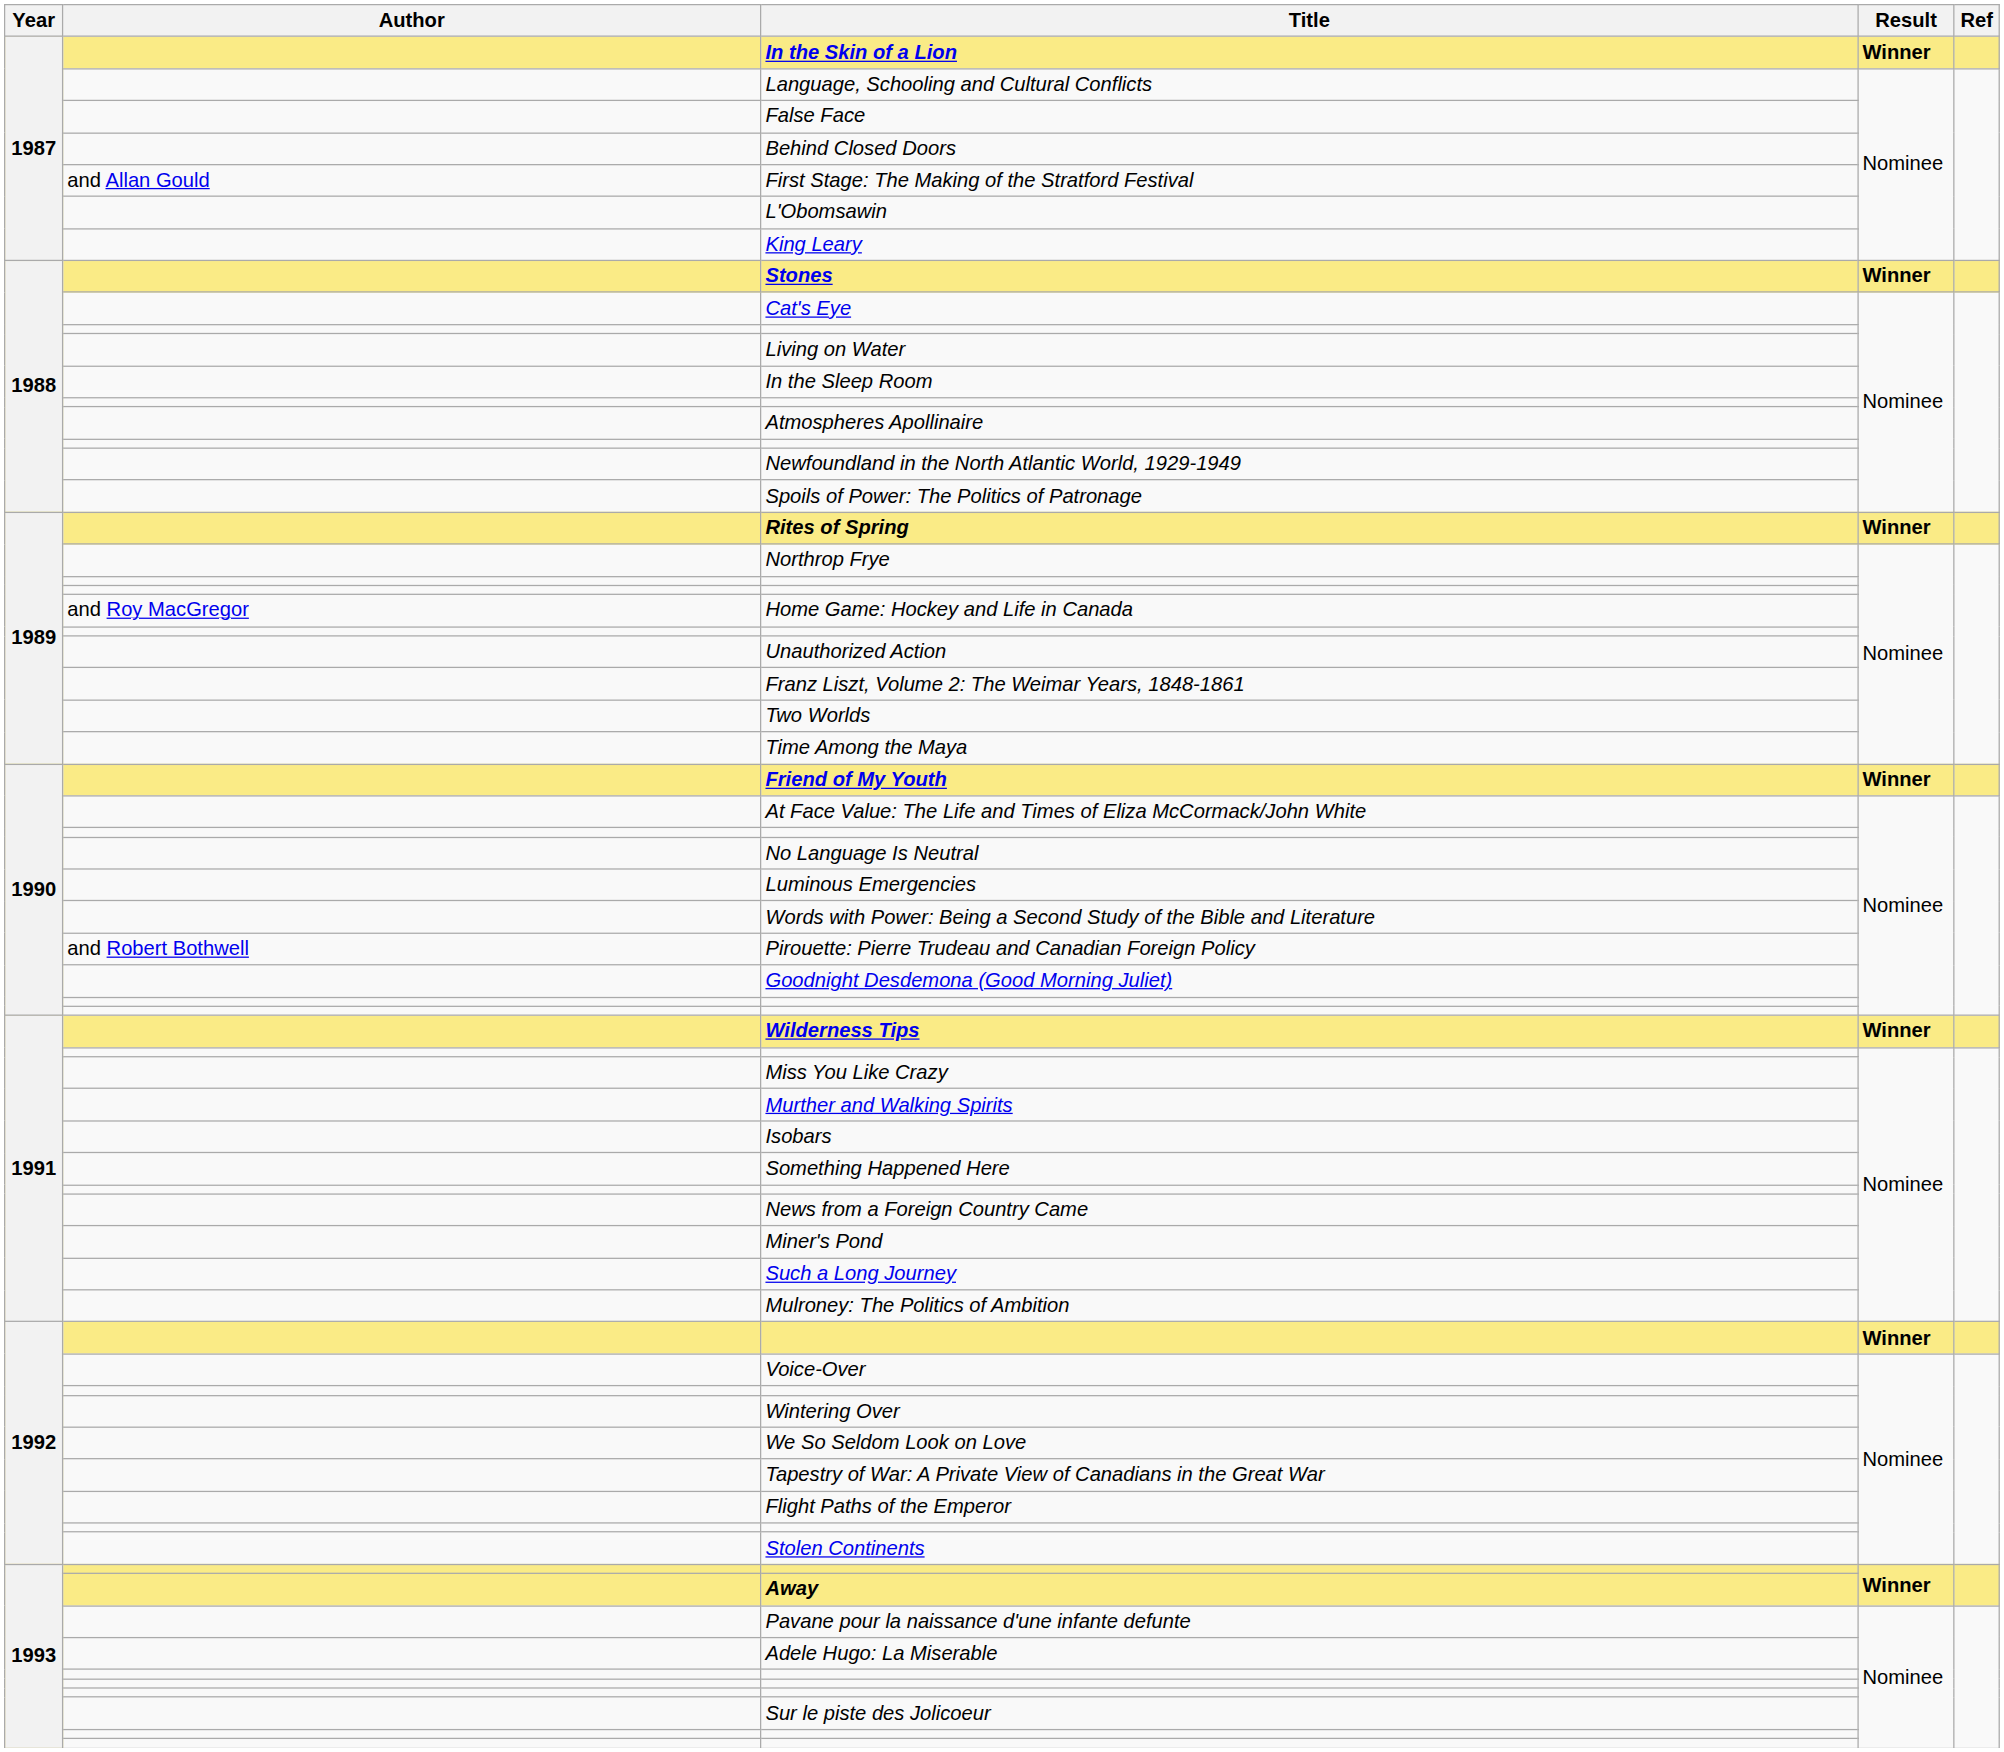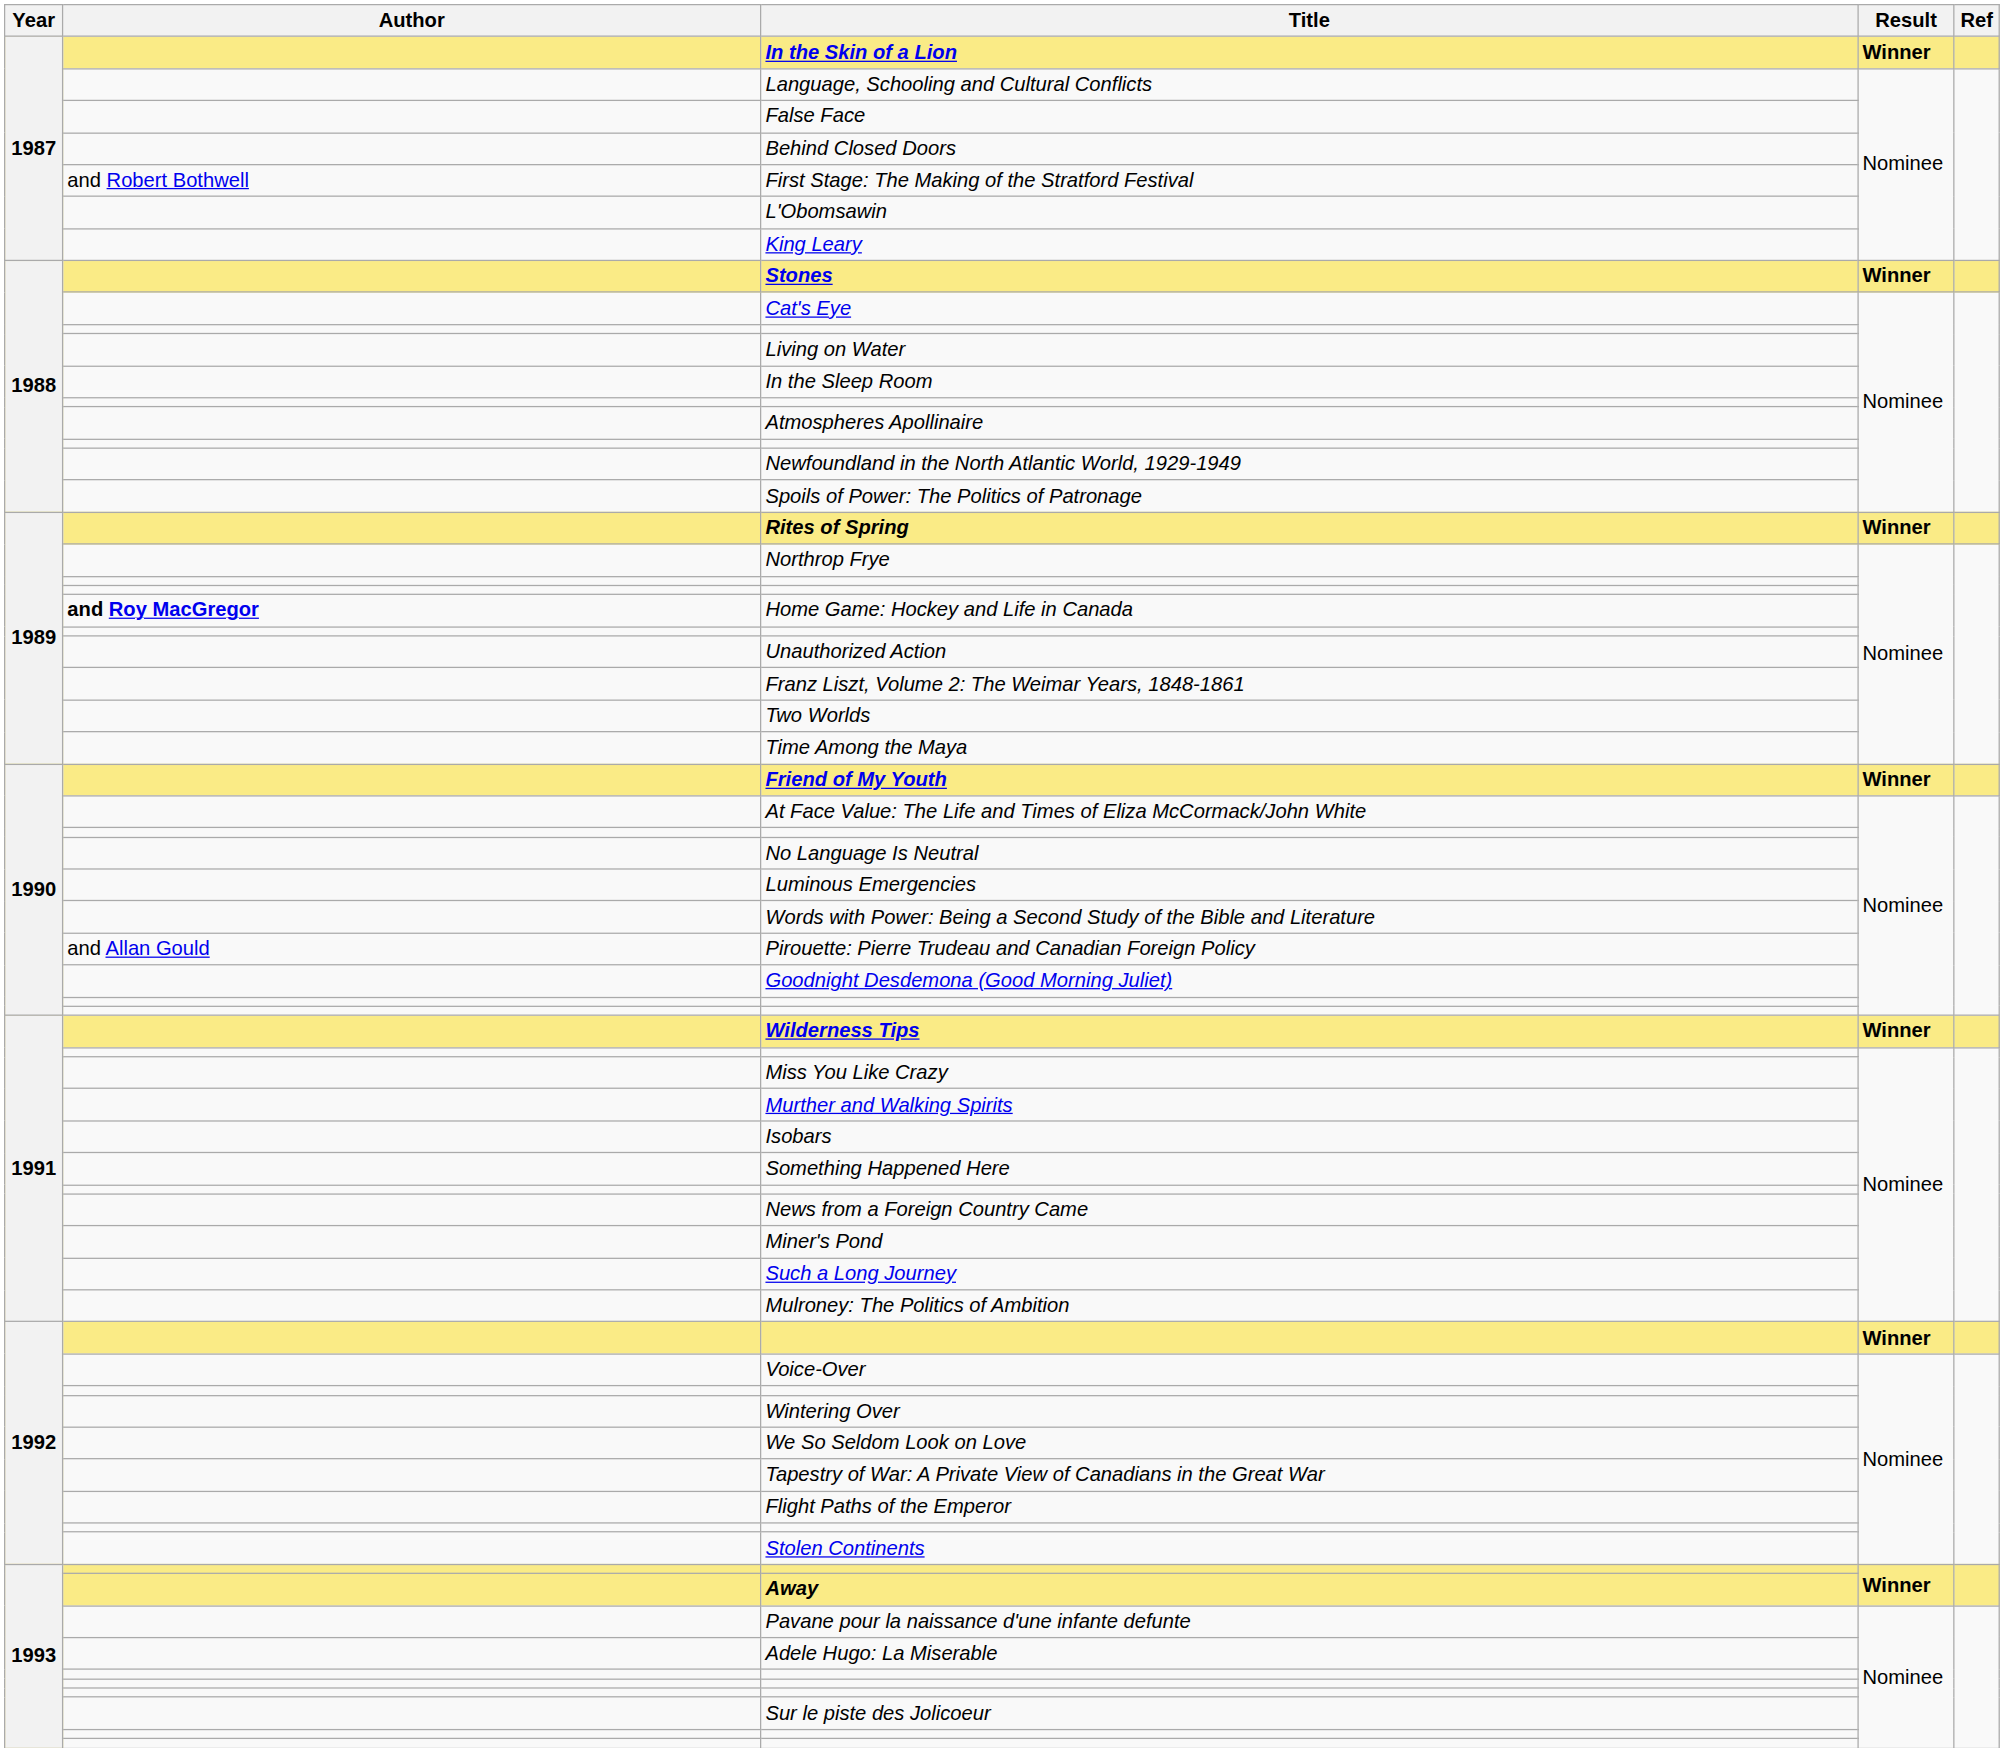(139, 180) and Allan Gould -> (158, 180) and Robert Bothwell
(158, 610) normal -> (163, 610) bold
(158, 948) and Robert Bothwell -> (139, 948) and Allan Gould
